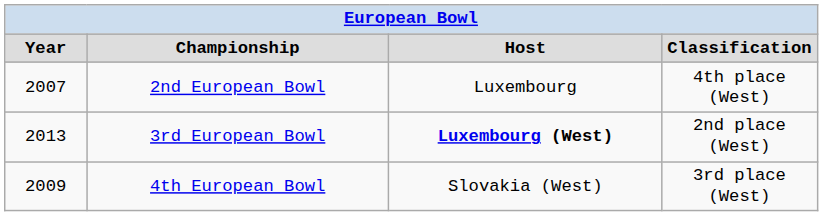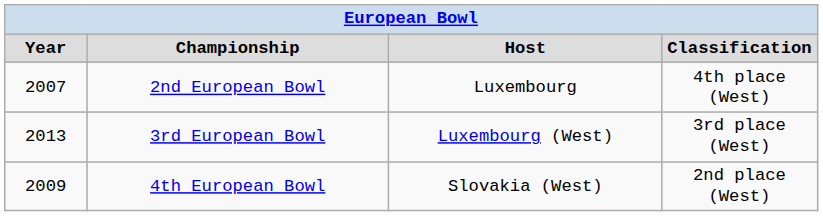(525, 136) bold -> (525, 136) normal
(739, 136) 2nd place (West) -> (739, 136) 3rd place (West)
(739, 186) 3rd place (West) -> (739, 186) 2nd place (West)
